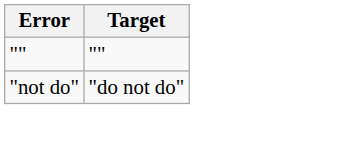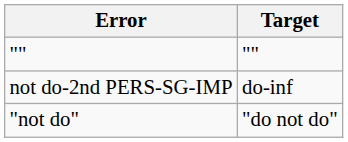+ row: (121, 86)
